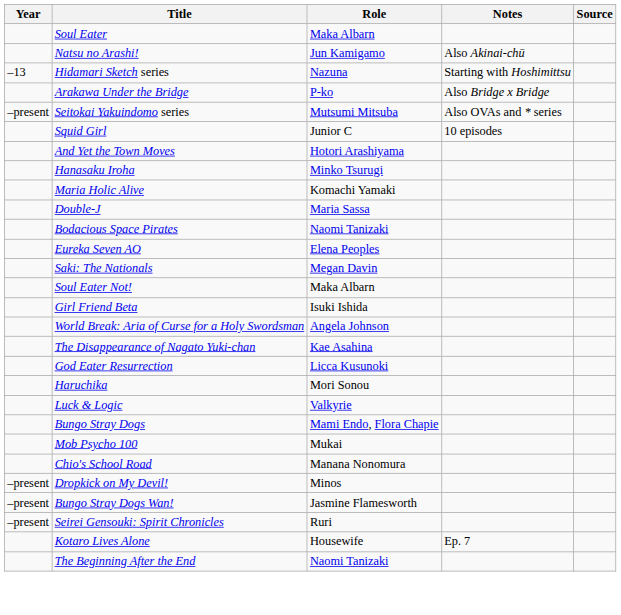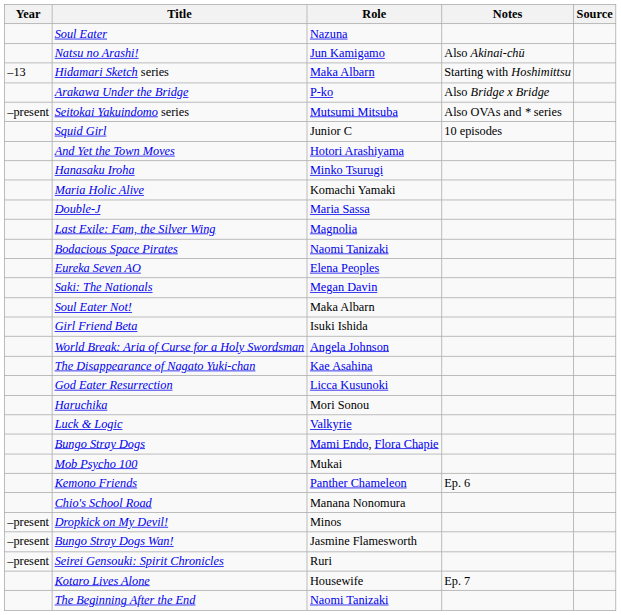(342, 33) Maka Albarn -> (329, 33) Nazuna
(329, 72) Nazuna -> (342, 72) Maka Albarn
+ row: (135, 229)
+ row: (96, 483)
